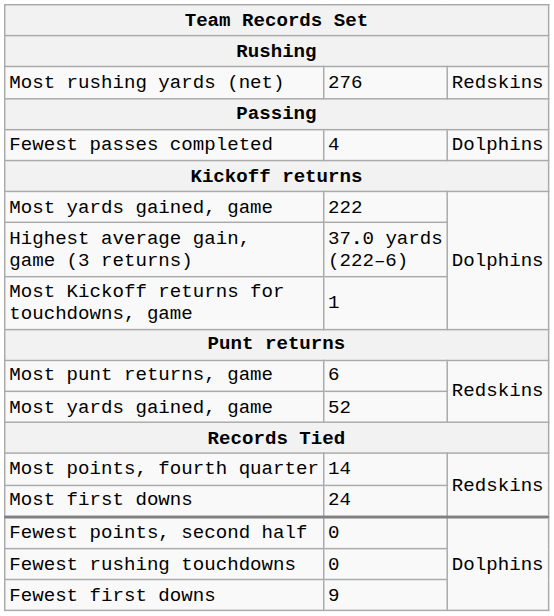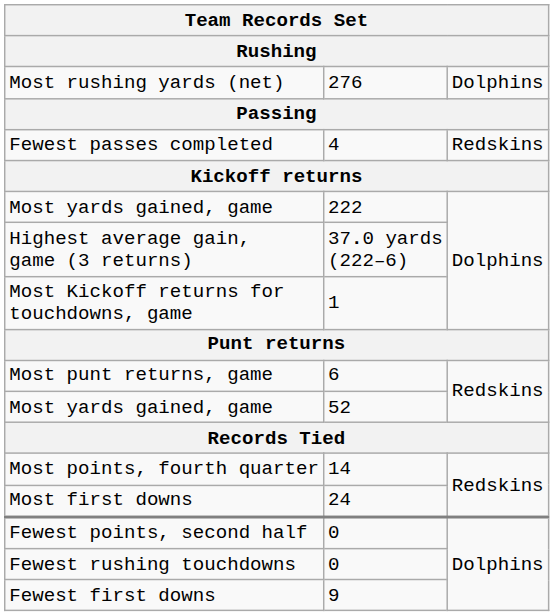(498, 83) Redskins -> (498, 83) Dolphins
(498, 145) Dolphins -> (498, 145) Redskins
